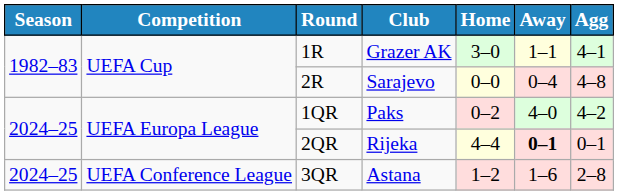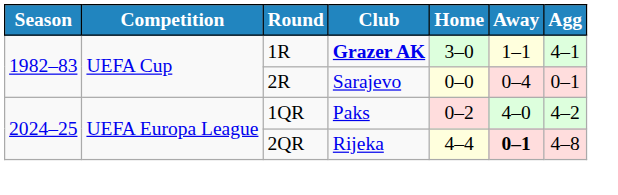(409, 50) normal -> (379, 50) bold
(591, 81) 4–8 -> (565, 81) 0–1
(591, 143) 0–1 -> (565, 143) 4–8
- row: (319, 174)
